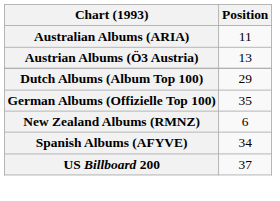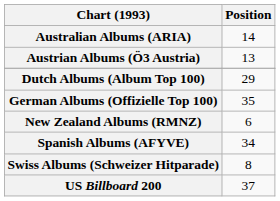(245, 36) 11 -> (248, 36) 14
+ row: (113, 164)
